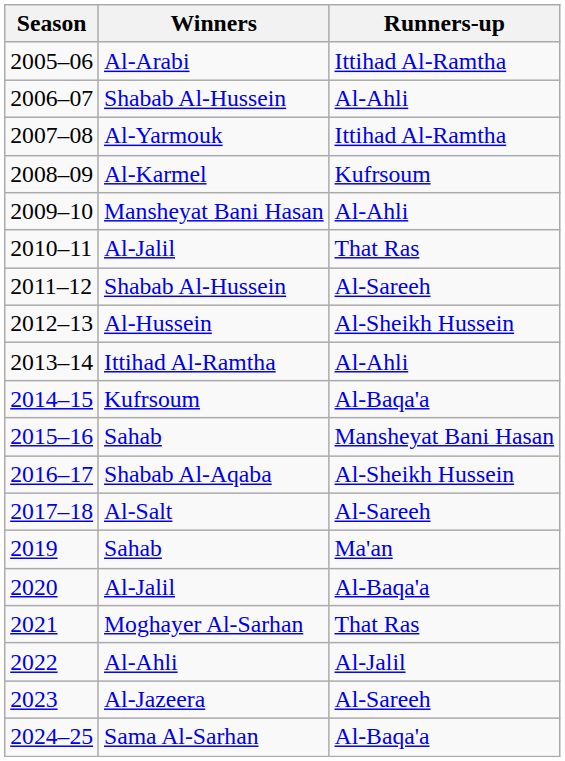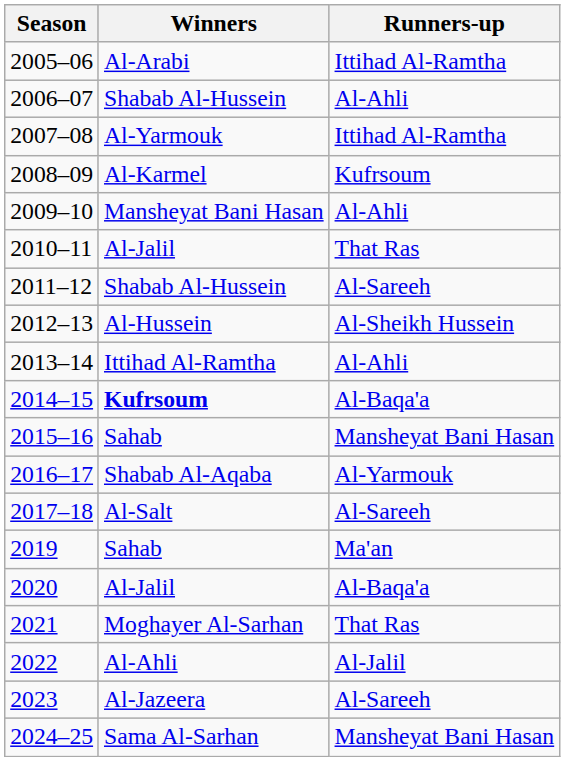(152, 398) normal -> (156, 398) bold
(424, 473) Al-Sheikh Hussein -> (394, 473) Al-Yarmouk
(382, 736) Al-Baqa'a -> (444, 736) Mansheyat Bani Hasan
